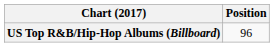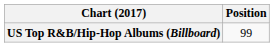(246, 32) 96 -> (246, 32) 99
